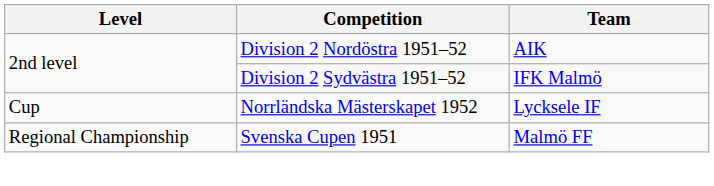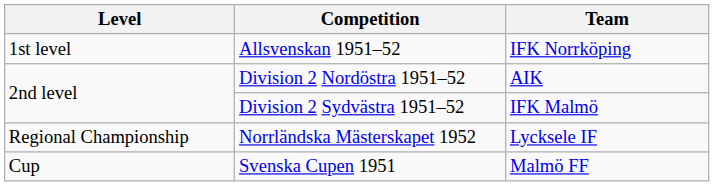+ row: (320, 48)
(24, 107) Cup -> (99, 136) Regional Championship
(99, 136) Regional Championship -> (24, 166) Cup
